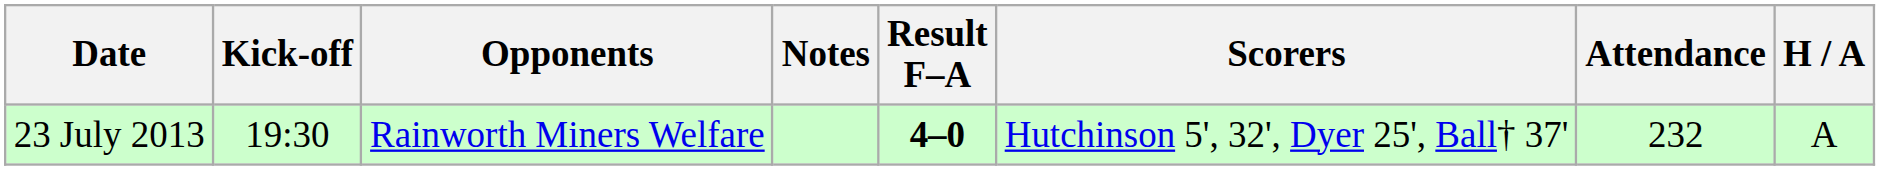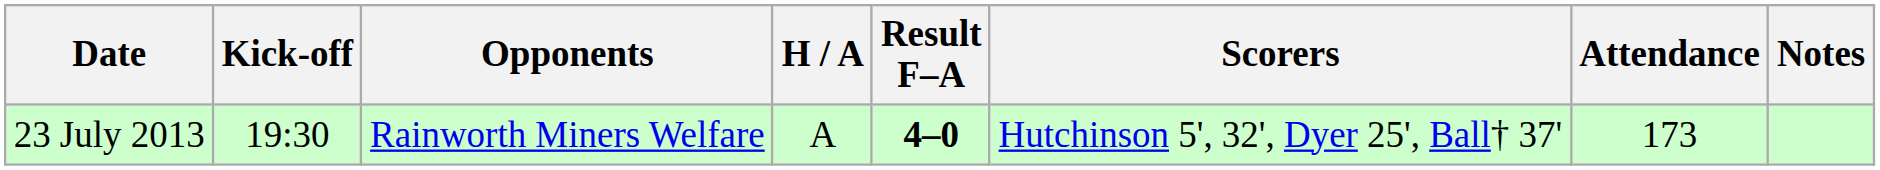columns swapped: (1824, 54) <-> (826, 54)
(1676, 134) 232 -> (1670, 134) 173
